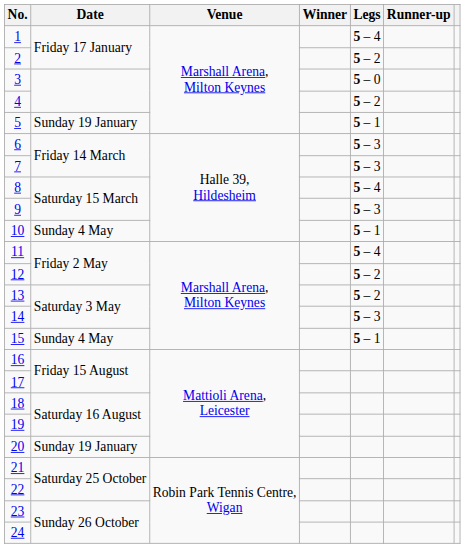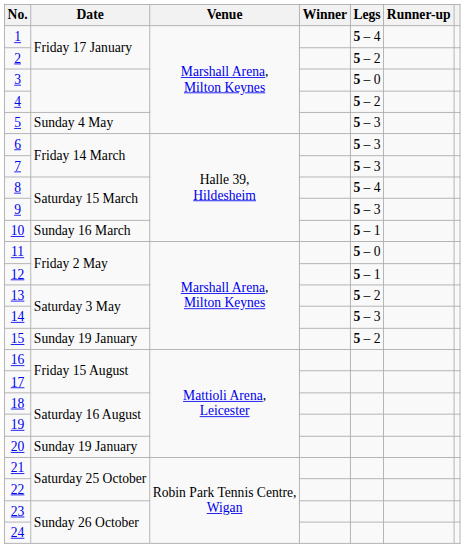(86, 123) Sunday 19 January -> (74, 123) Sunday 4 May
(367, 123) 5 – 1 -> (367, 123) 5 – 3
(74, 230) Sunday 4 May -> (82, 230) Sunday 16 March
(367, 252) 5 – 4 -> (367, 252) 5 – 0
(367, 274) 5 – 2 -> (367, 274) 5 – 1
(74, 338) Sunday 4 May -> (86, 338) Sunday 19 January
(367, 338) 5 – 1 -> (367, 338) 5 – 2
